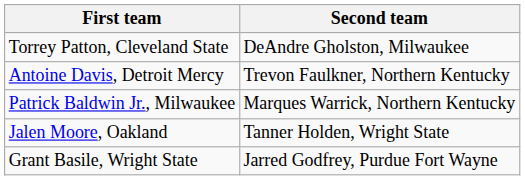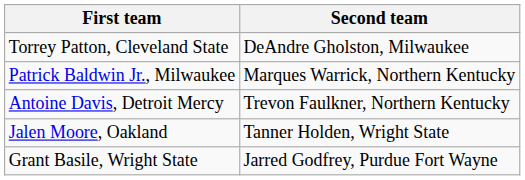rows swapped: (116, 75) <-> (122, 103)
